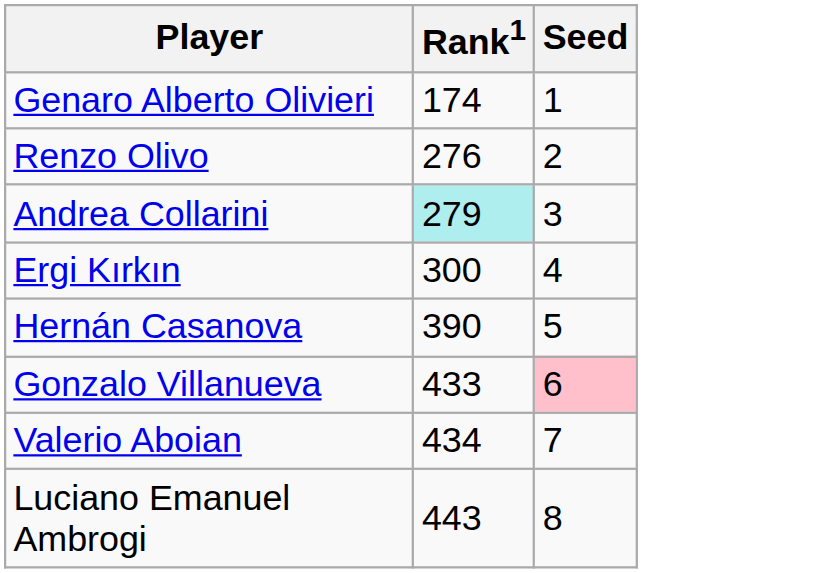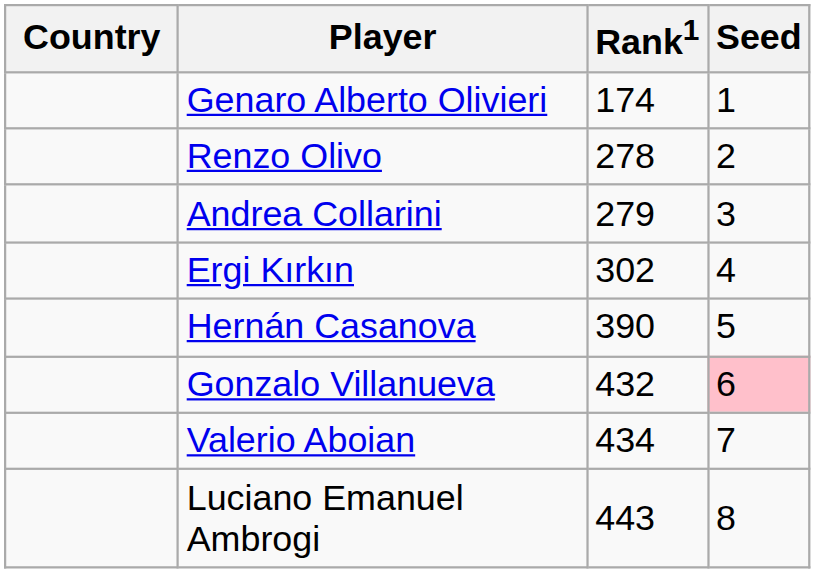+ column: (92, 37)
(452, 156) 276 -> (625, 156) 278
(452, 213) paleturquoise background -> (625, 213) no background
(452, 269) 300 -> (625, 269) 302
(452, 383) 433 -> (625, 383) 432
